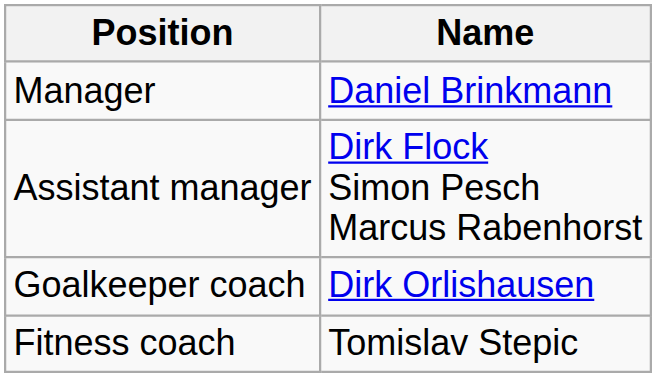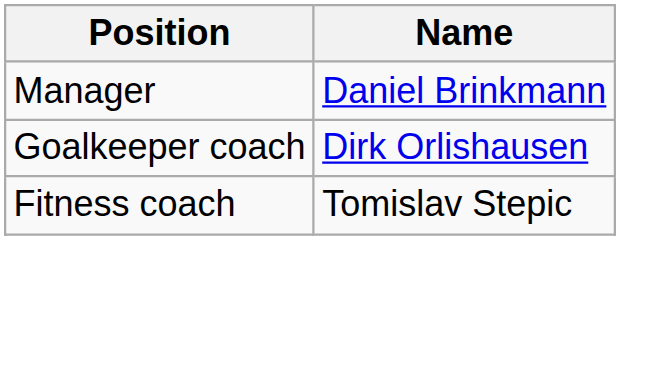- row: (163, 187)
